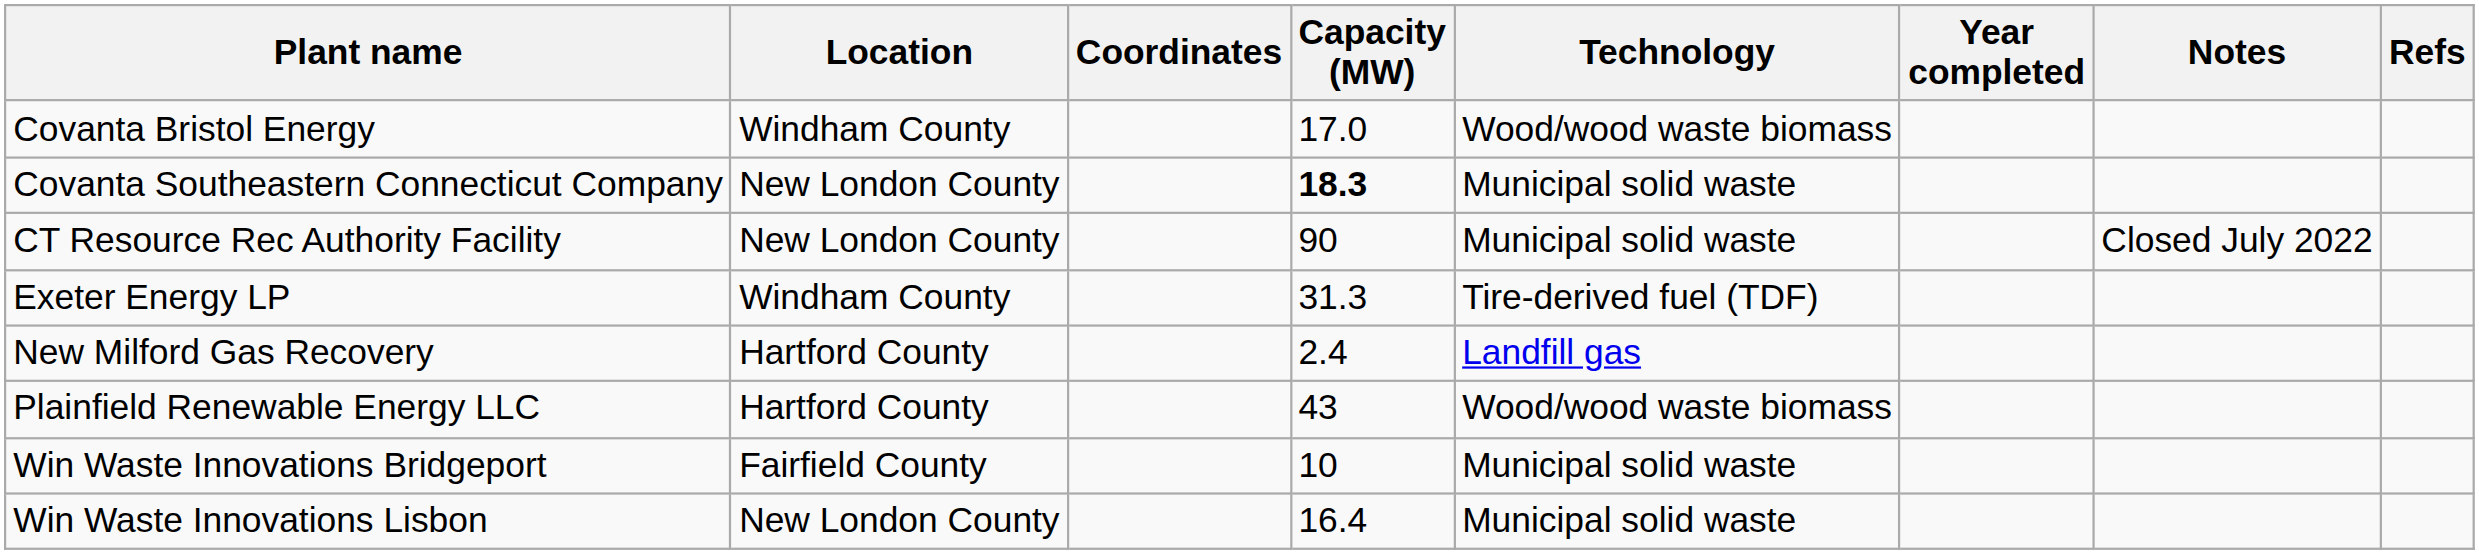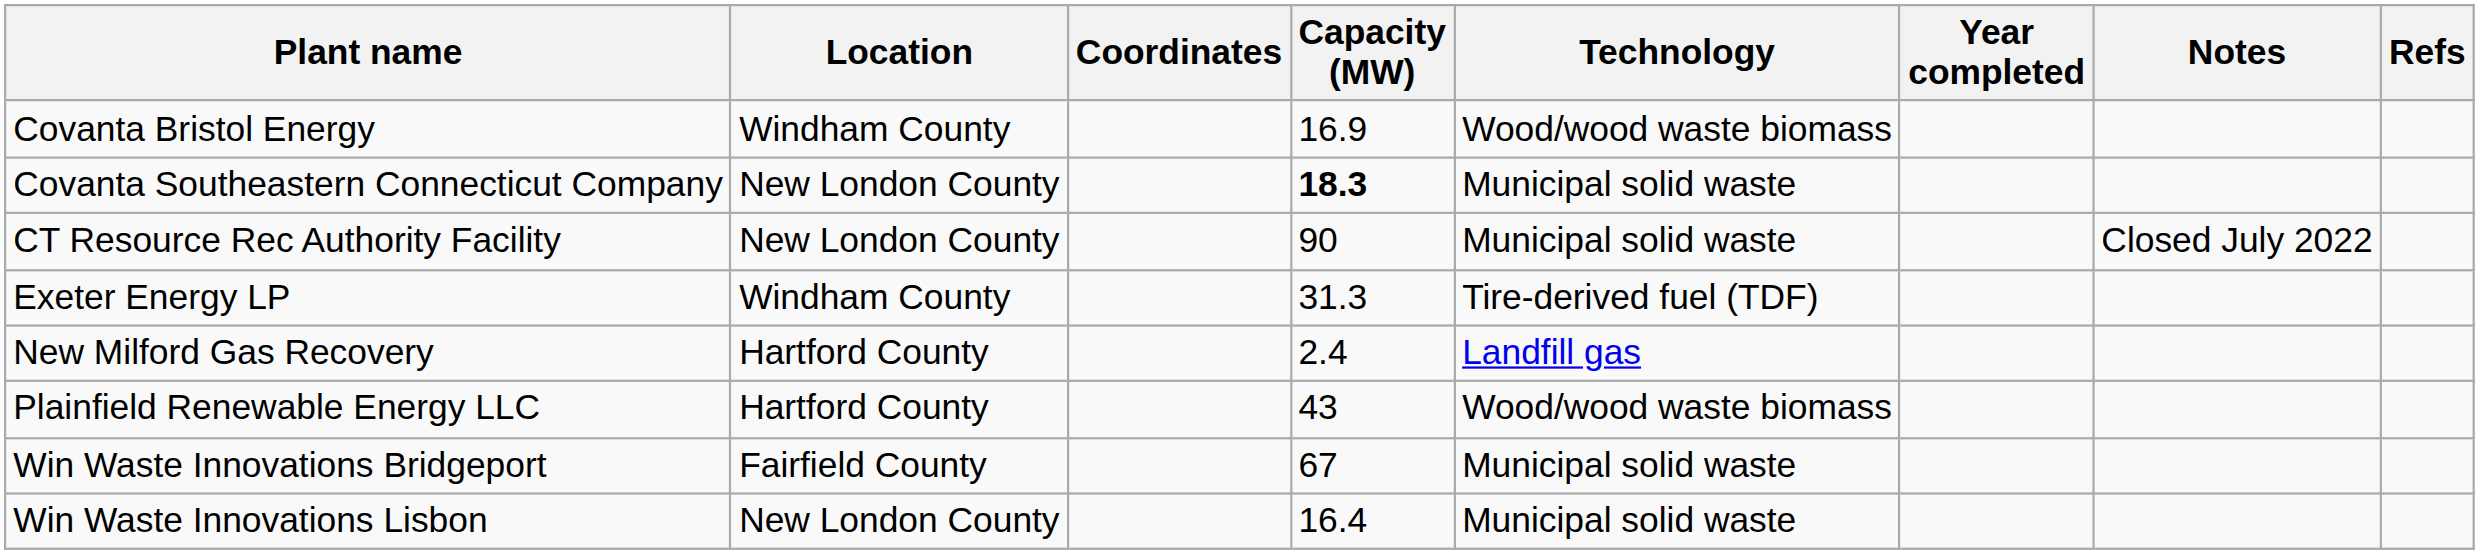(1333, 128) 17.0 -> (1333, 128) 16.9
(1318, 464) 10 -> (1318, 464) 67
